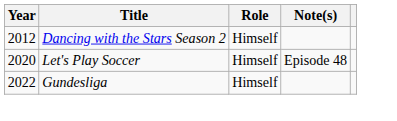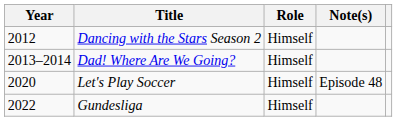+ row: (156, 60)
